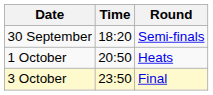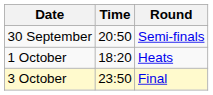(115, 36) 18:20 -> (115, 36) 20:50
(115, 57) 20:50 -> (115, 57) 18:20
